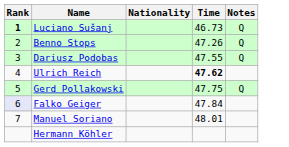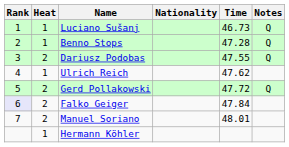+ column: (45, 12)
(18, 27) bold -> (18, 27) normal
(209, 42) 47.26 -> (236, 42) 47.28
(209, 73) bold -> (236, 73) normal
(209, 88) 47.75 -> (236, 88) 47.72
